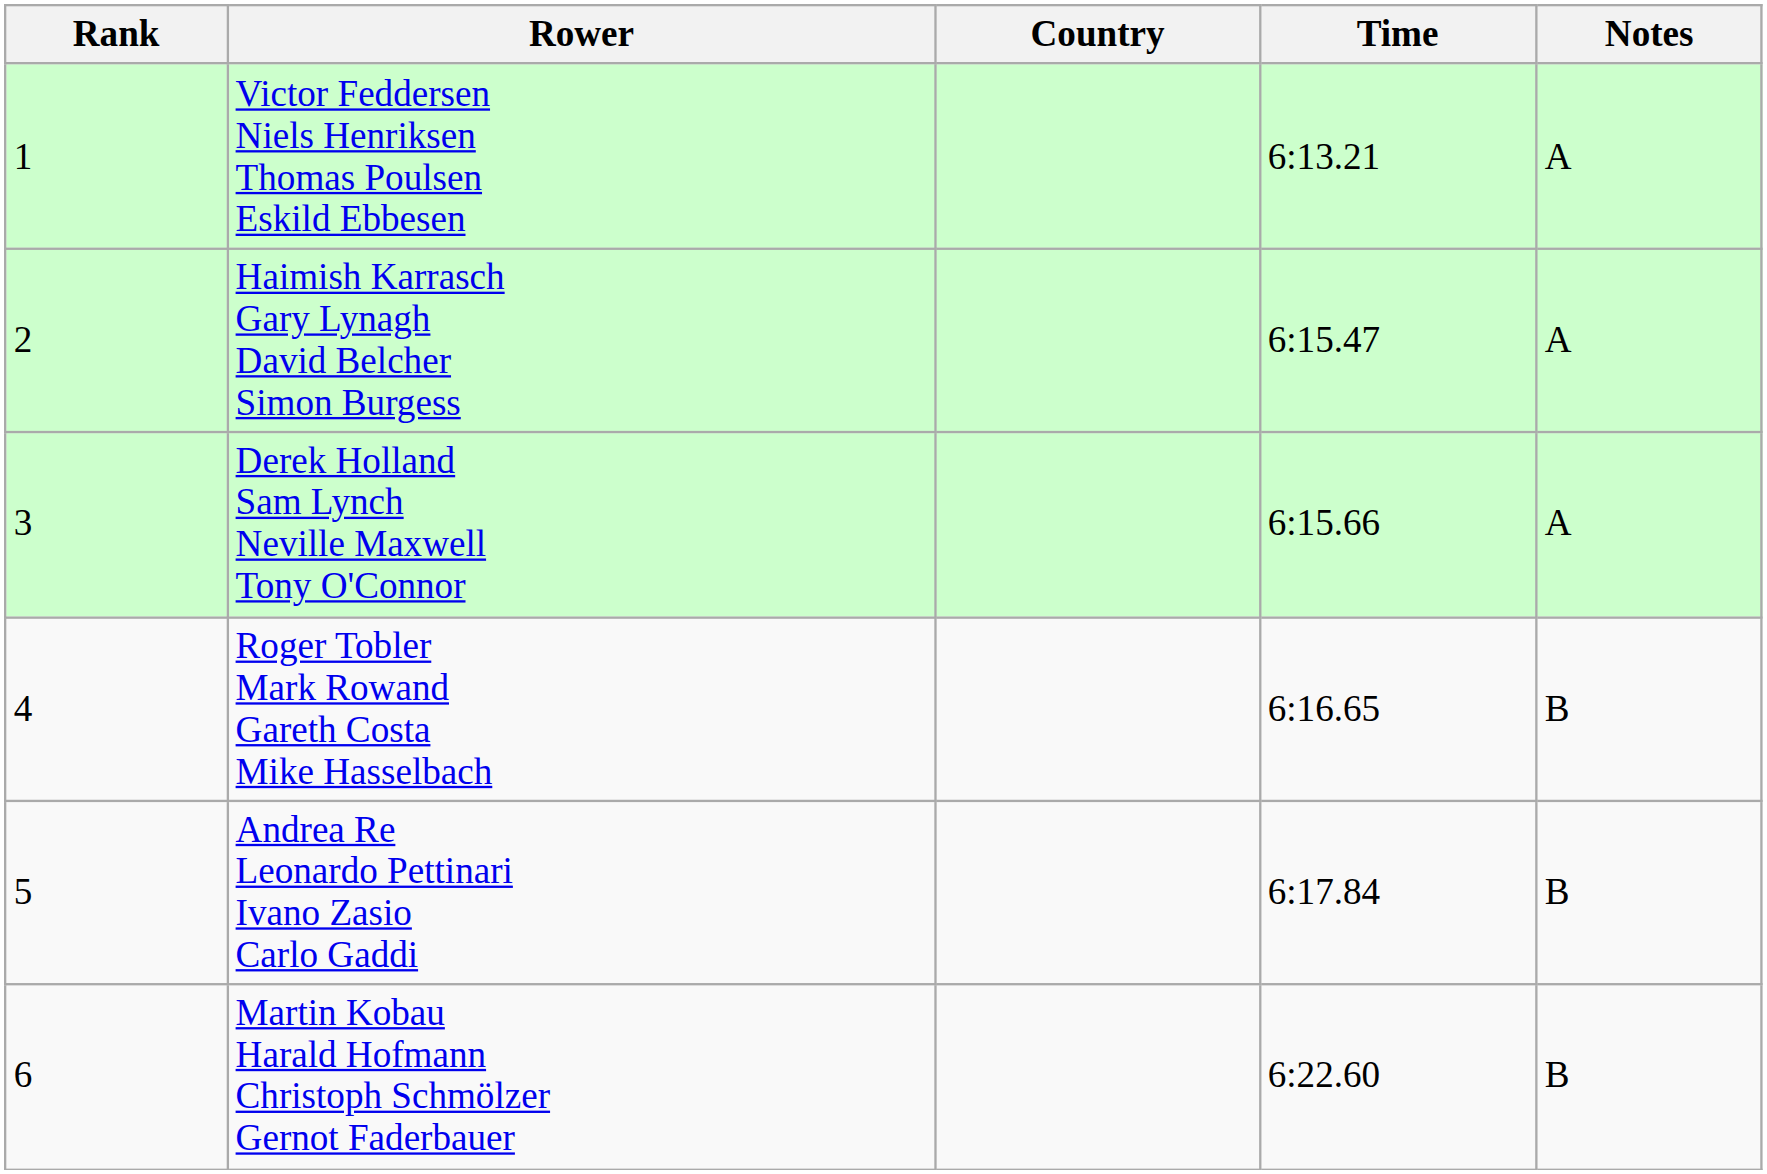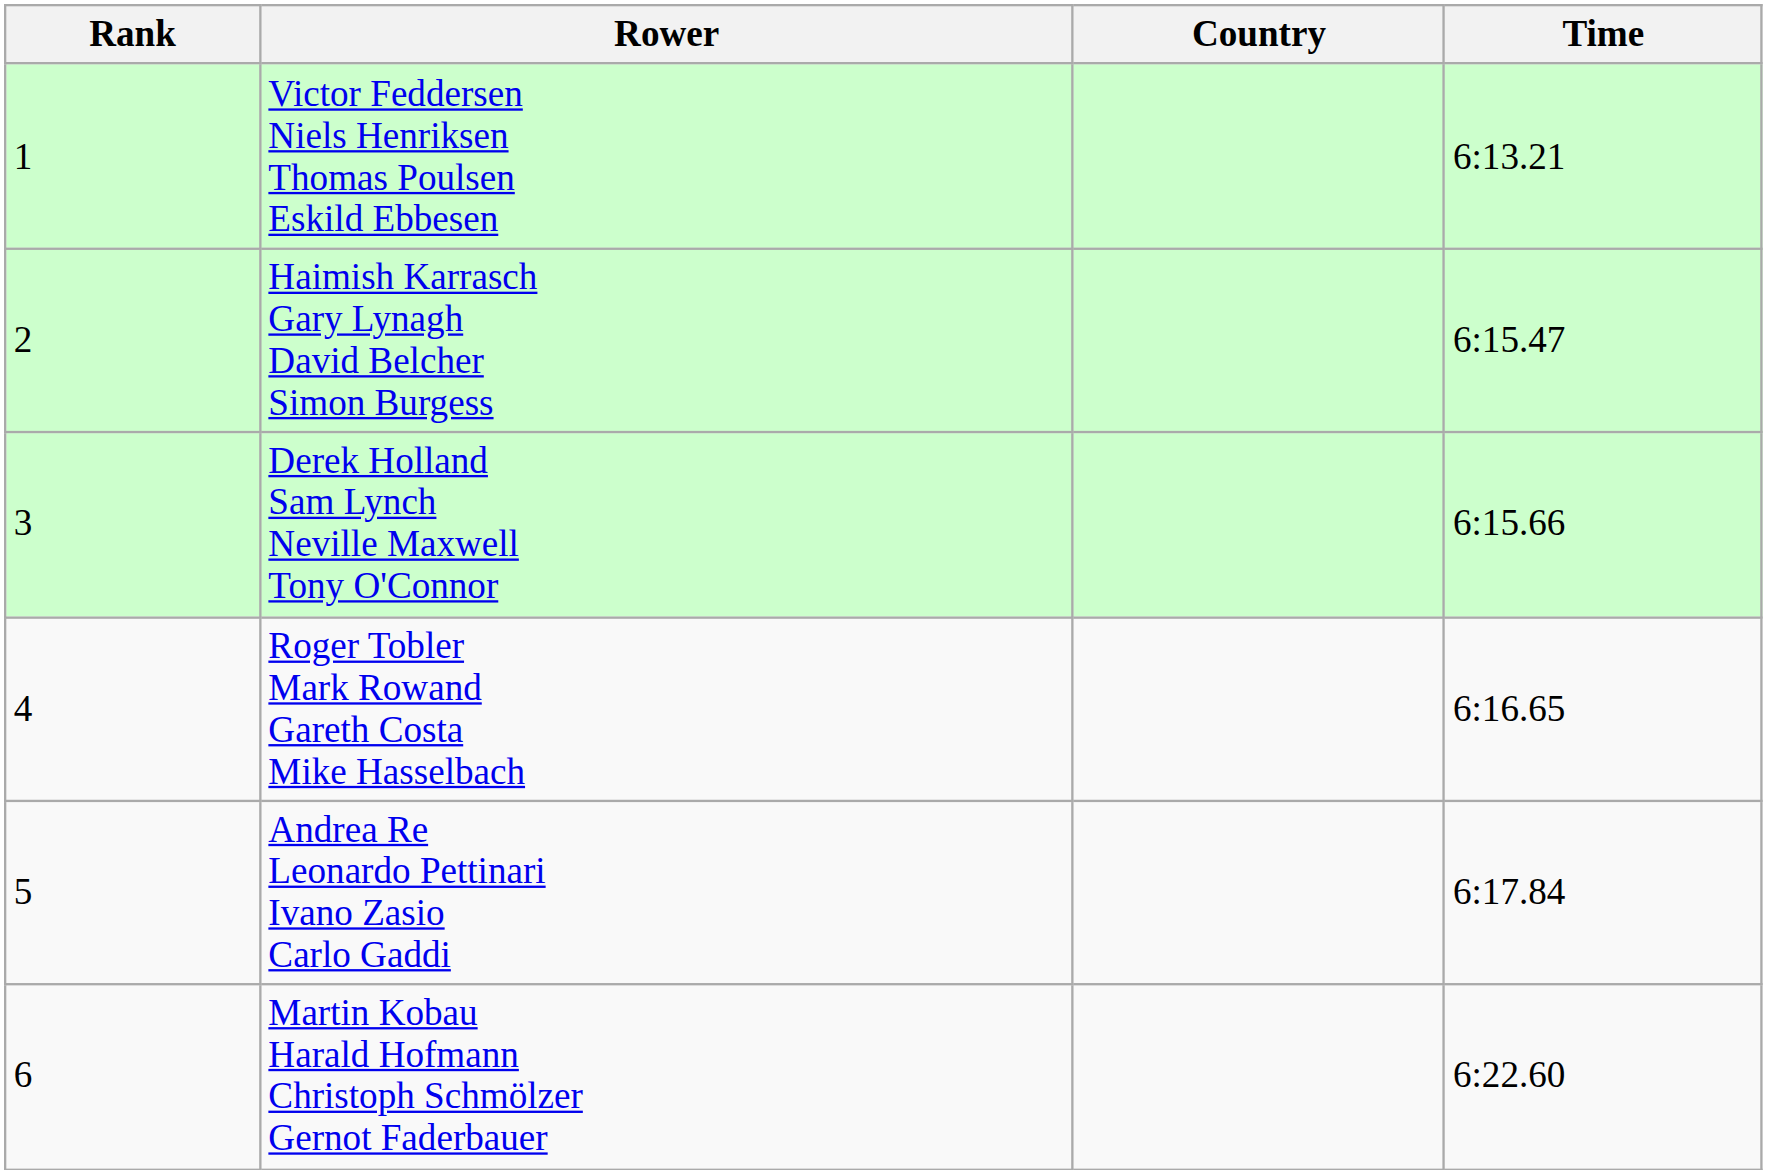- column: (1649, 33)
